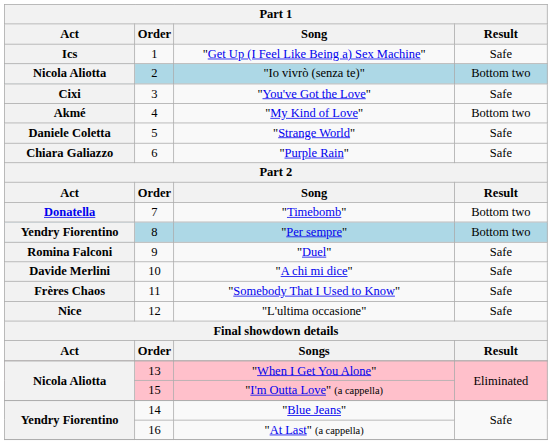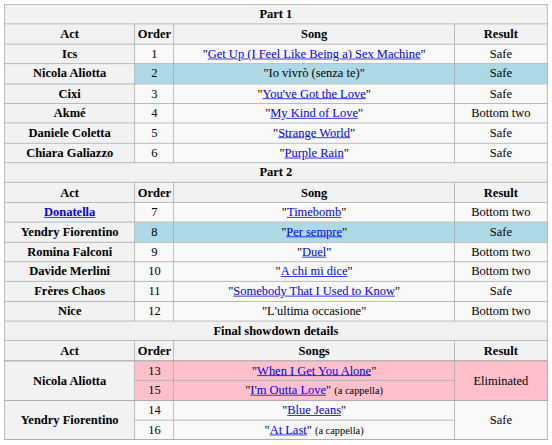(501, 73) Bottom two -> (501, 73) Safe
(501, 232) Bottom two -> (501, 232) Safe
(501, 251) Safe -> (501, 251) Bottom two
(501, 271) Safe -> (501, 271) Bottom two
(501, 311) Safe -> (501, 311) Bottom two
